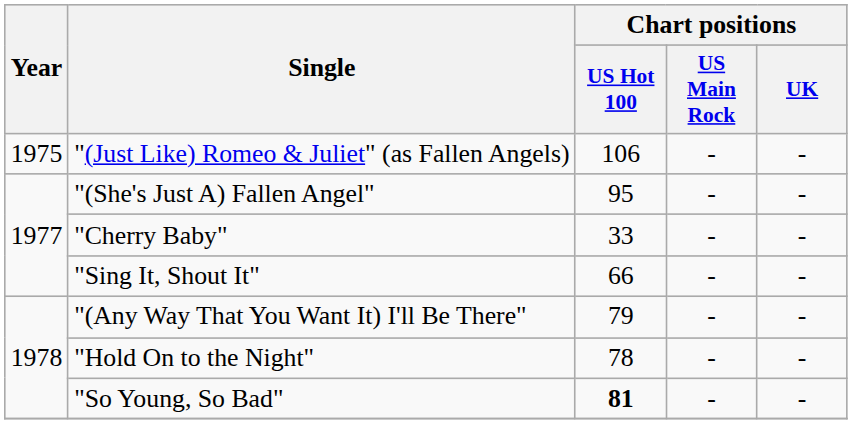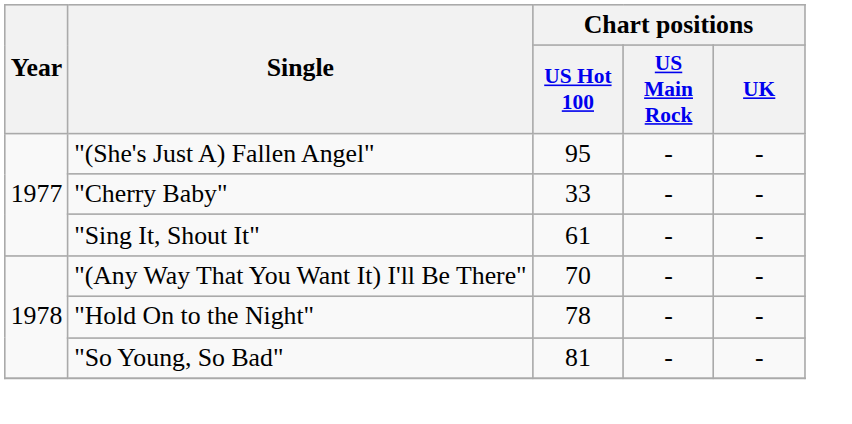- row: (322, 153)
(621, 275) 66 -> (578, 234) 61
(621, 316) 79 -> (578, 275) 70
(621, 398) bold -> (578, 357) normal
